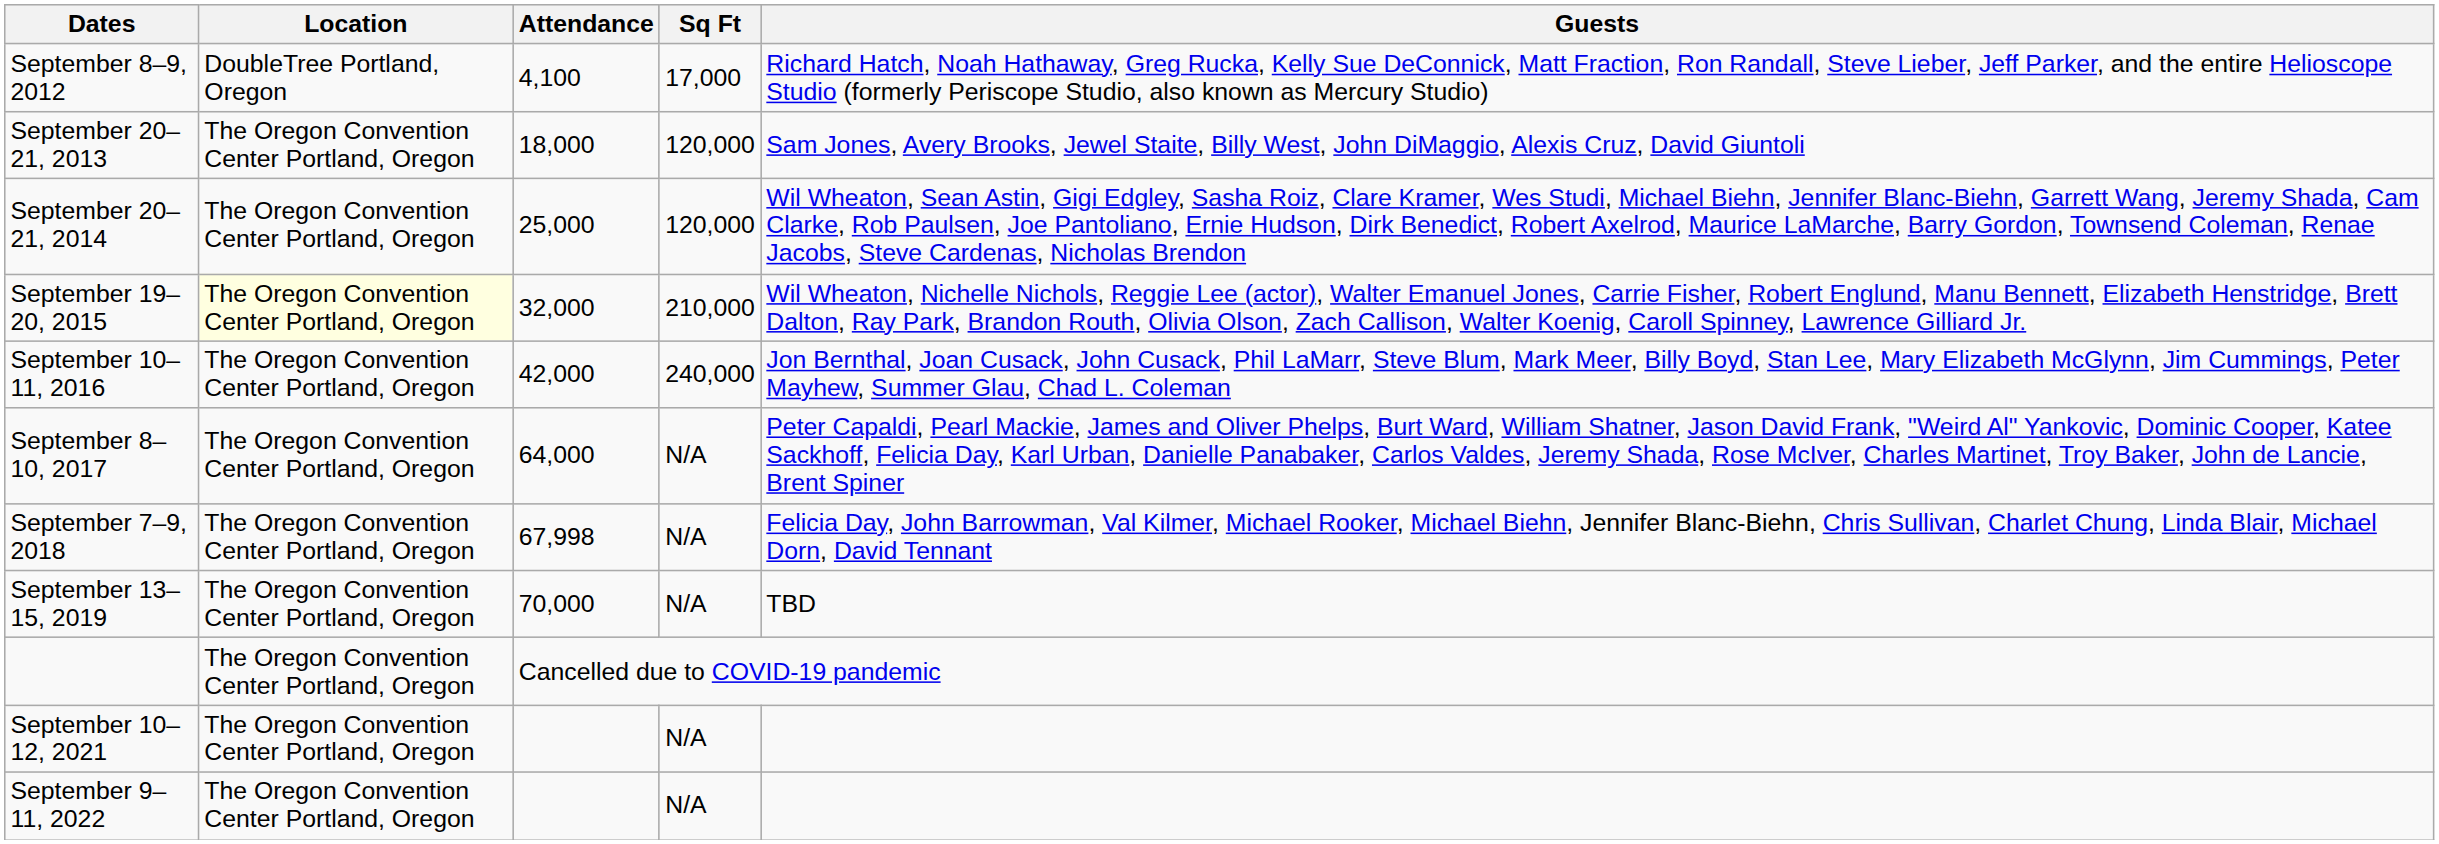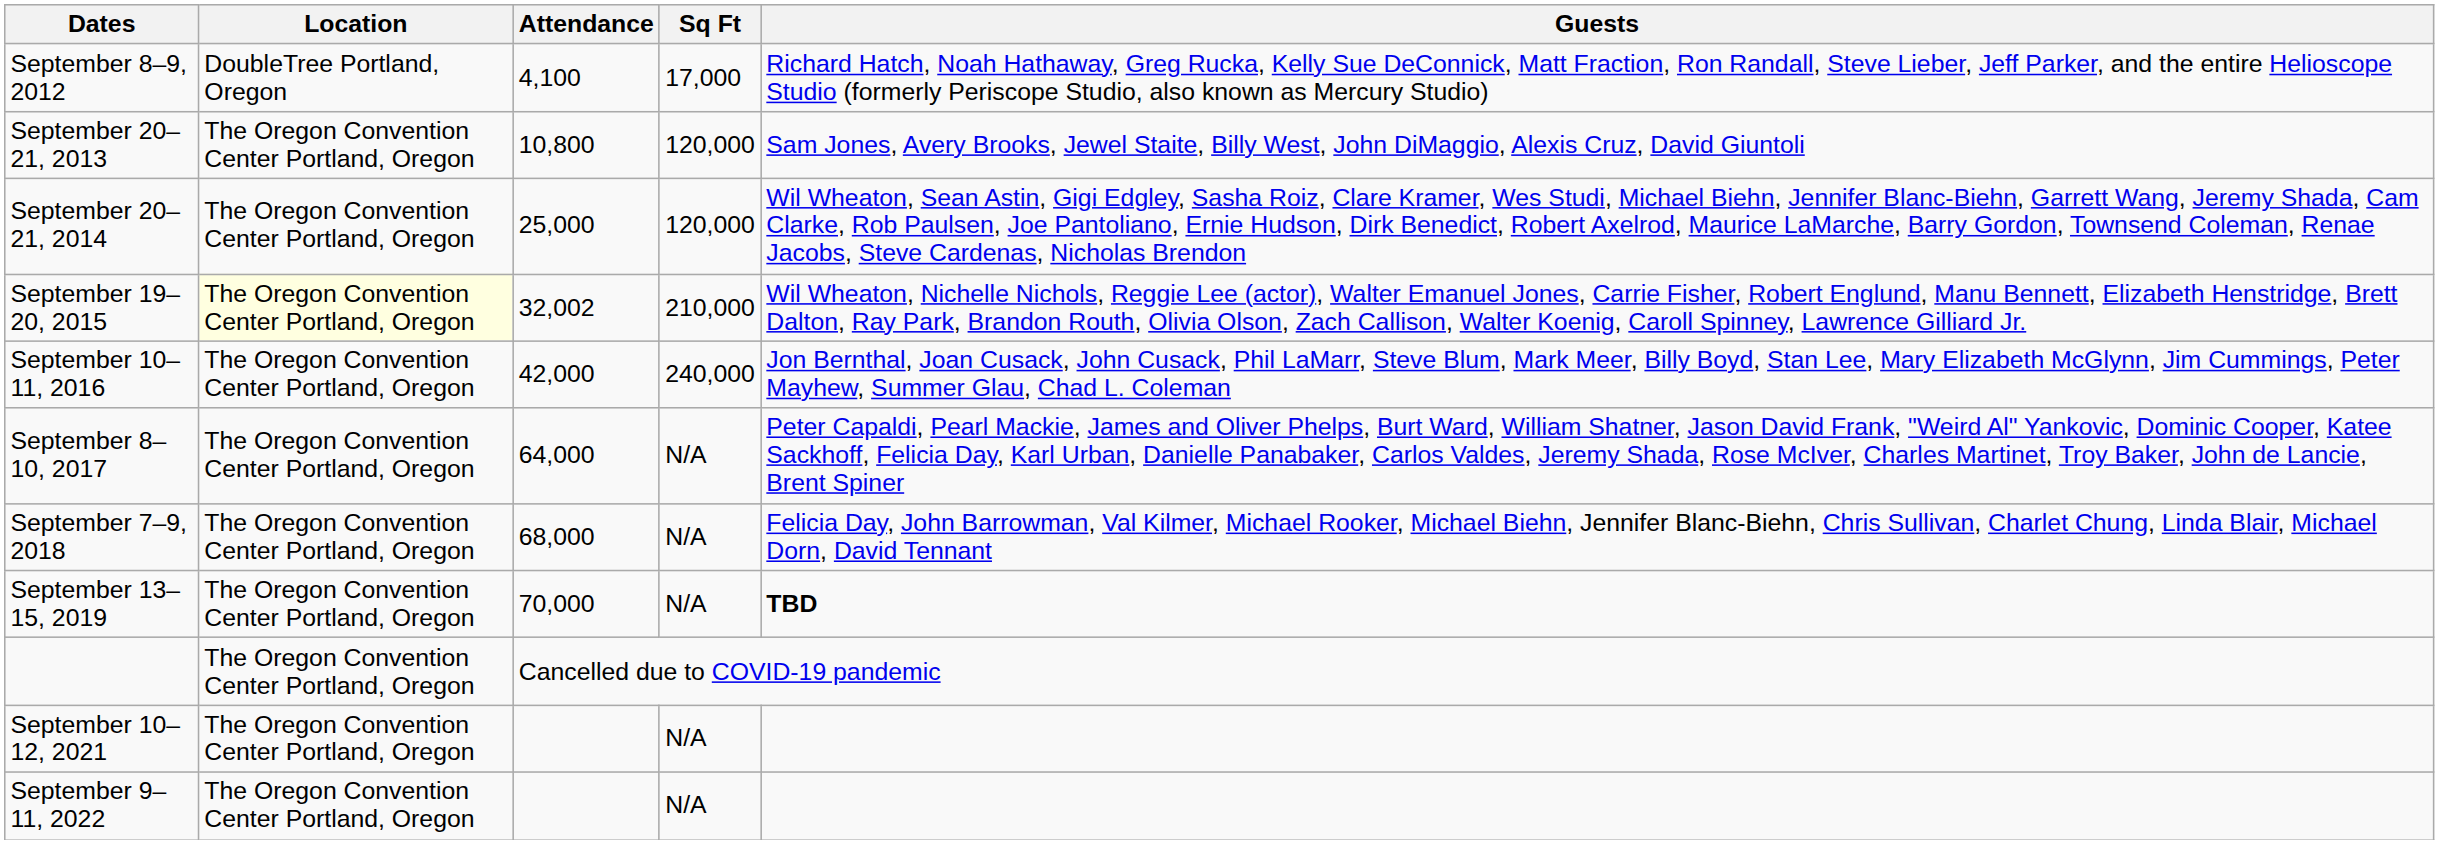(557, 144) 18,000 -> (557, 144) 10,800
(557, 307) 32,000 -> (557, 307) 32,002
(557, 536) 67,998 -> (557, 536) 68,000
(791, 603) normal -> (792, 603) bold
